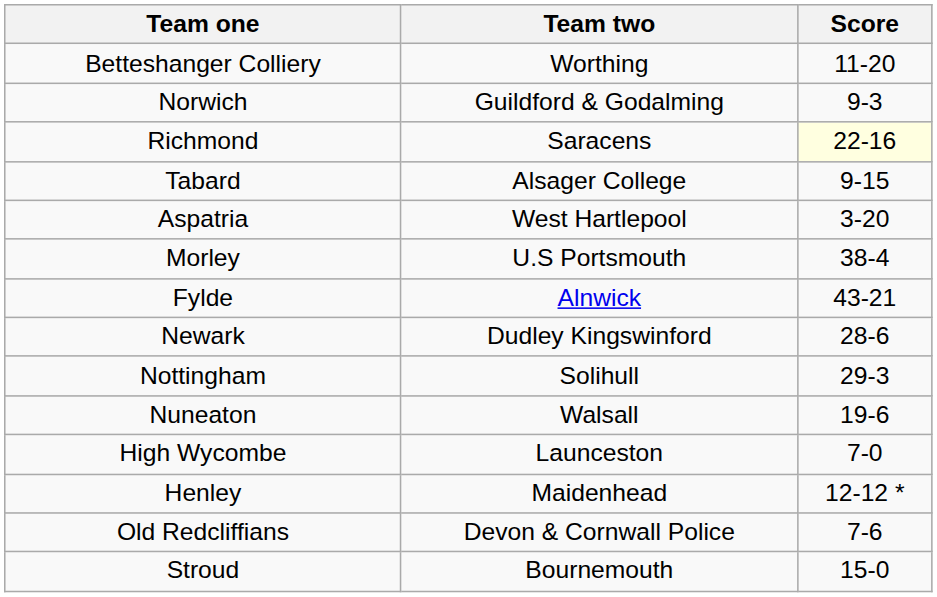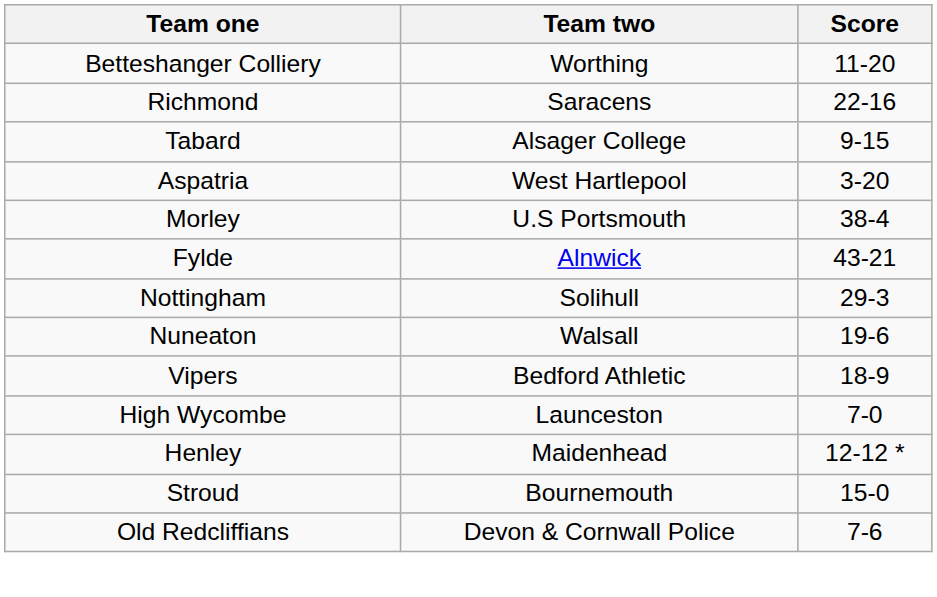- row: (203, 102)
(865, 141) lightyellow background -> (865, 102) no background
- row: (203, 336)
+ row: (203, 375)
rows swapped: (203, 532) <-> (203, 571)
